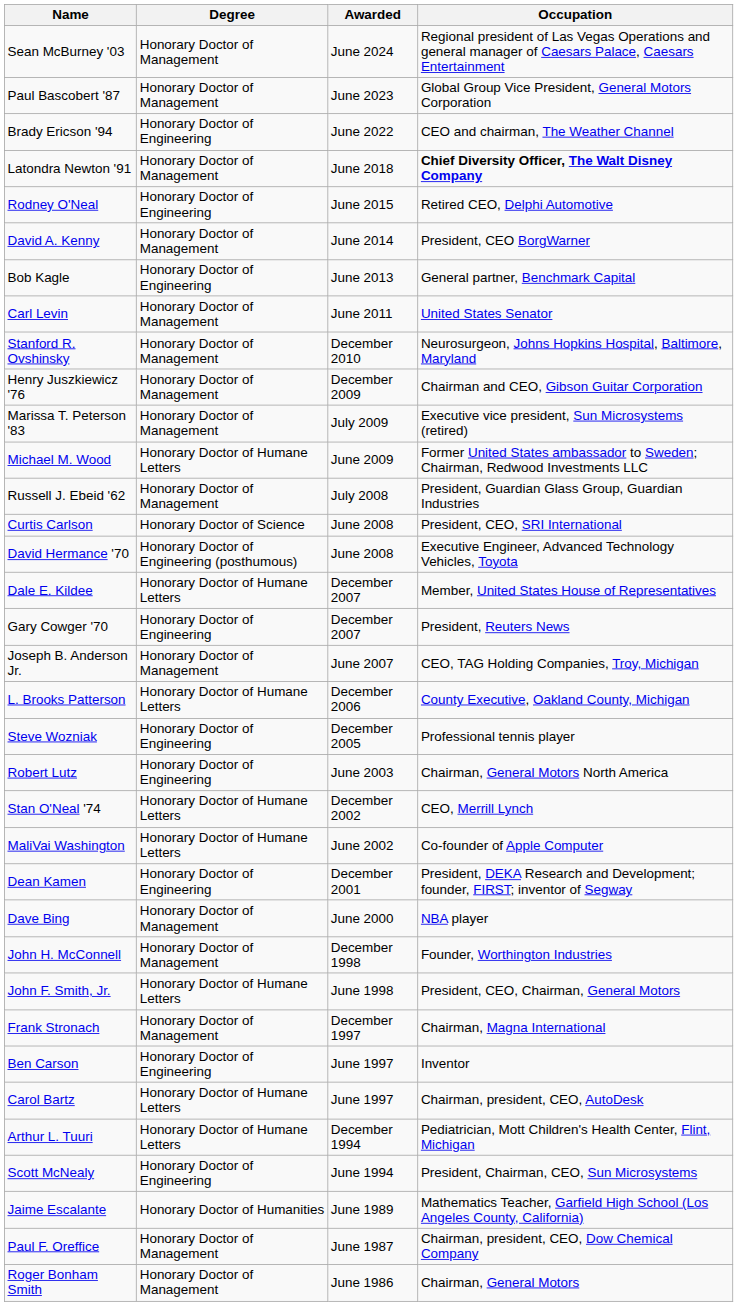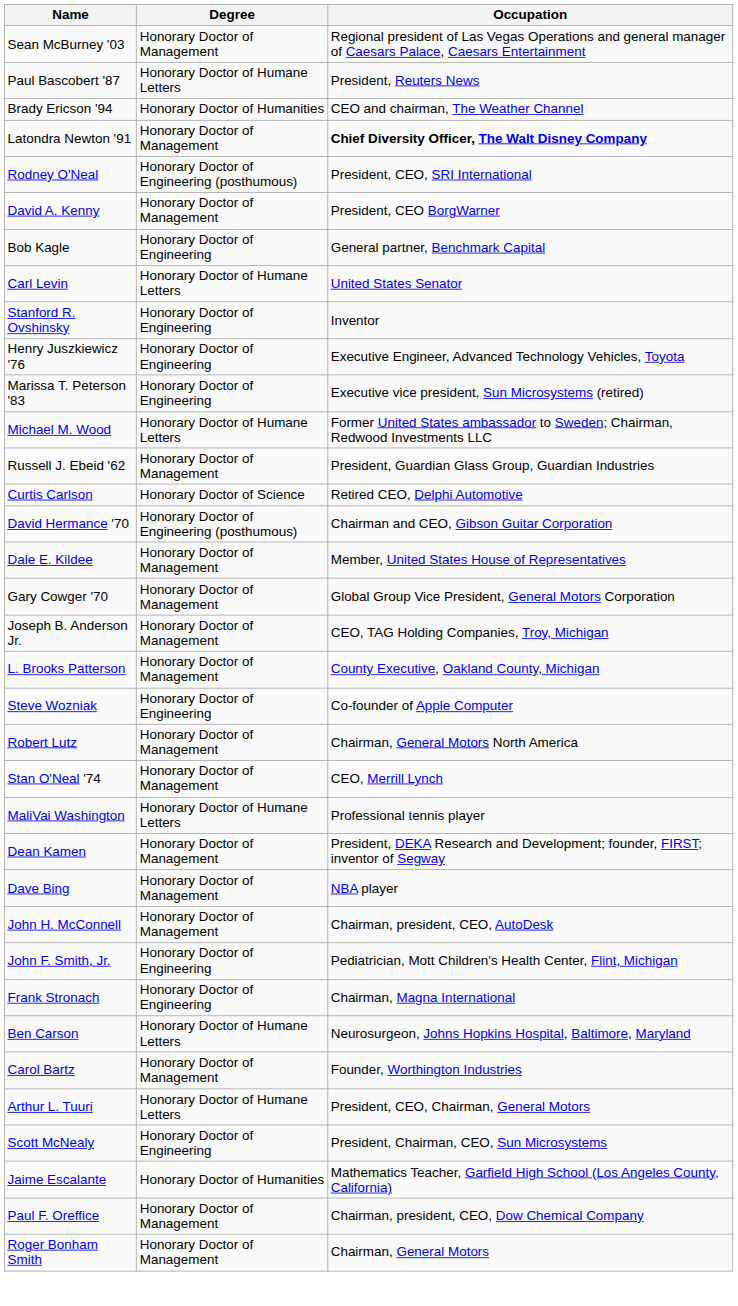- column: (373, 15)
(196, 95) Honorary Doctor of Management -> (224, 80) Honorary Doctor of Humane Letters
(556, 95) Global Group Vice President, General Motors Corporation -> (405, 80) President, Reuters News
(196, 132) Honorary Doctor of Engineering -> (232, 109) Honorary Doctor of Humanities
(196, 204) Honorary Doctor of Engineering -> (219, 174) Honorary Doctor of Engineering (posthumous)
(517, 204) Retired CEO, Delphi Automotive -> (431, 174) President, CEO, SRI International
(196, 314) Honorary Doctor of Management -> (224, 283) Honorary Doctor of Humane Letters
(196, 350) Honorary Doctor of Management -> (196, 320) Honorary Doctor of Engineering
(571, 350) Neurosurgeon, Johns Hopkins Hospital, Baltimore, Maryland -> (355, 320) Inventor
(196, 387) Honorary Doctor of Management -> (196, 356) Honorary Doctor of Engineering
(562, 387) Chairman and CEO, Gibson Guitar Corporation -> (508, 356) Executive Engineer, Advanced Technology Vehicles, Toyota
(196, 423) Honorary Doctor of Management -> (196, 393) Honorary Doctor of Engineering
(521, 525) President, CEO, SRI International -> (427, 495) Retired CEO, Delphi Automotive
(547, 554) Executive Engineer, Advanced Technology Vehicles, Toyota -> (472, 523) Chairman and CEO, Gibson Guitar Corporation
(224, 590) Honorary Doctor of Humane Letters -> (196, 560) Honorary Doctor of Management
(196, 626) Honorary Doctor of Engineering -> (196, 596) Honorary Doctor of Management
(495, 626) President, Reuters News -> (503, 596) Global Group Vice President, General Motors Corporation
(224, 699) Honorary Doctor of Humane Letters -> (196, 669) Honorary Doctor of Management
(498, 736) Professional tennis player -> (422, 706) Co-founder of Apple Computer
(196, 772) Honorary Doctor of Engineering -> (196, 742) Honorary Doctor of Management
(224, 809) Honorary Doctor of Humane Letters -> (196, 778) Honorary Doctor of Management
(512, 845) Co-founder of Apple Computer -> (408, 815) Professional tennis player
(196, 882) Honorary Doctor of Engineering -> (196, 851) Honorary Doctor of Management
(516, 954) Founder, Worthington Industries -> (442, 924) Chairman, president, CEO, AutoDesk
(224, 991) Honorary Doctor of Humane Letters -> (196, 961) Honorary Doctor of Engineering
(550, 991) President, CEO, Chairman, General Motors -> (504, 961) Pediatrician, Mott Children's Health Center, Flint, Michigan
(196, 1027) Honorary Doctor of Management -> (196, 997) Honorary Doctor of Engineering
(196, 1064) Honorary Doctor of Engineering -> (224, 1033) Honorary Doctor of Humane Letters
(445, 1064) Inventor -> (511, 1033) Neurosurgeon, Johns Hopkins Hospital, Baltimore, Maryland
(224, 1100) Honorary Doctor of Humane Letters -> (196, 1070) Honorary Doctor of Management
(532, 1100) Chairman, president, CEO, AutoDesk -> (426, 1070) Founder, Worthington Industries
(566, 1137) Pediatrician, Mott Children's Health Center, Flint, Michigan -> (460, 1106) President, CEO, Chairman, General Motors
